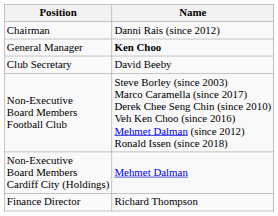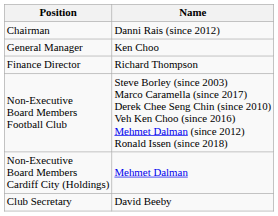(138, 47) bold -> (137, 47) normal
rows swapped: (44, 202) <-> (39, 64)
